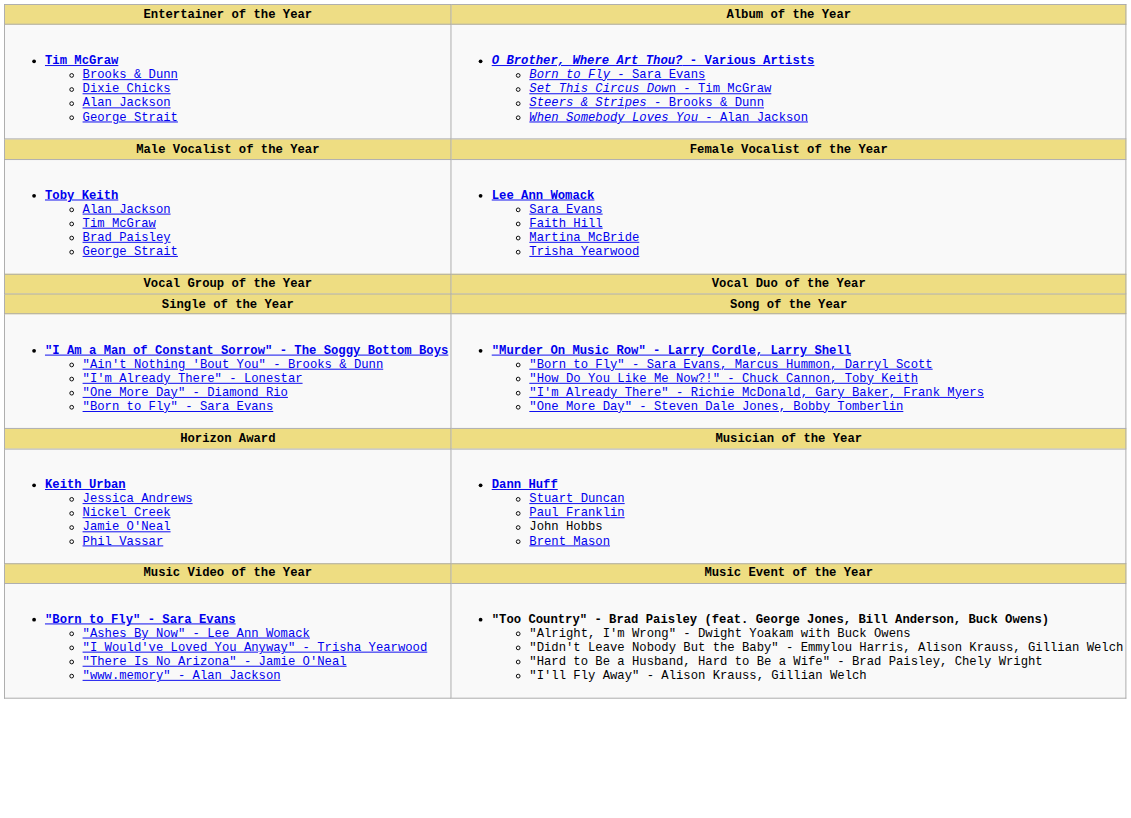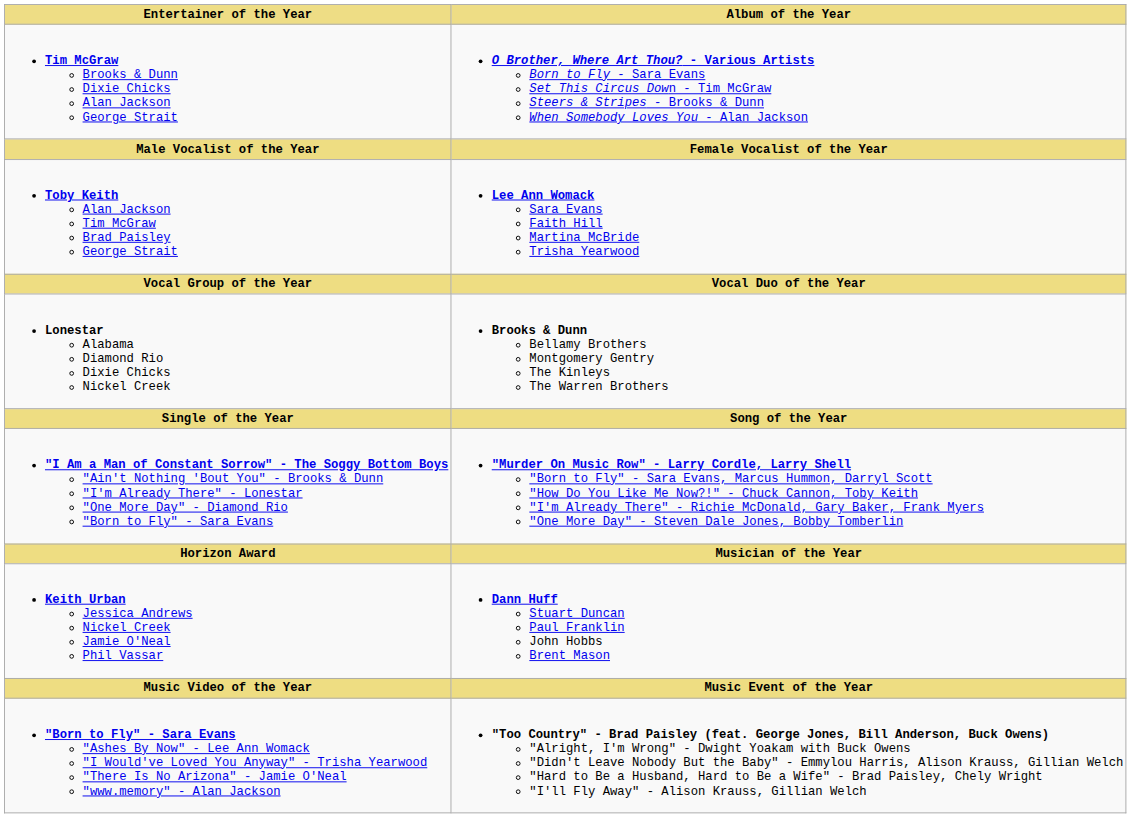+ row: (228, 358)
